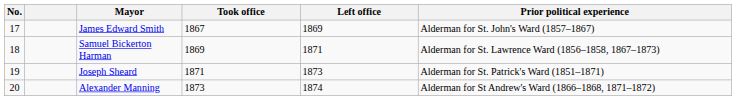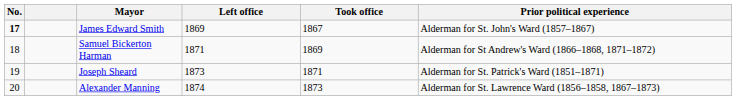columns swapped: (241, 12) <-> (359, 12)
(15, 28) normal -> (15, 28) bold
(540, 50) Alderman for St. Lawrence Ward (1856–1858, 1867–1873) -> (538, 50) Alderman for St Andrew's Ward (1866–1868, 1871–1872)
(538, 87) Alderman for St Andrew's Ward (1866–1868, 1871–1872) -> (540, 87) Alderman for St. Lawrence Ward (1856–1858, 1867–1873)
